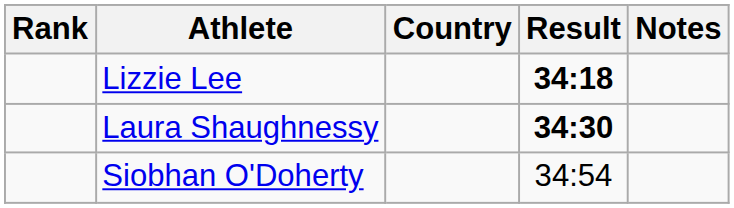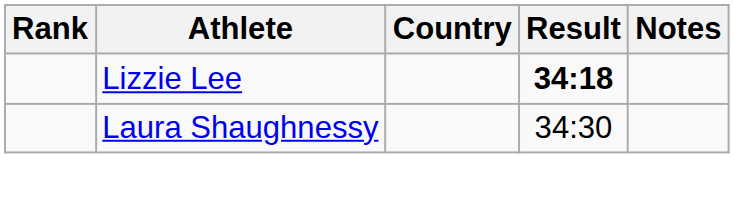(573, 127) bold -> (573, 127) normal
- row: (233, 176)
